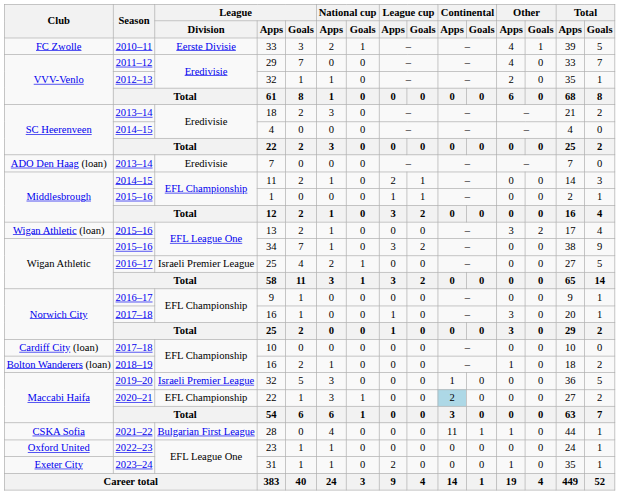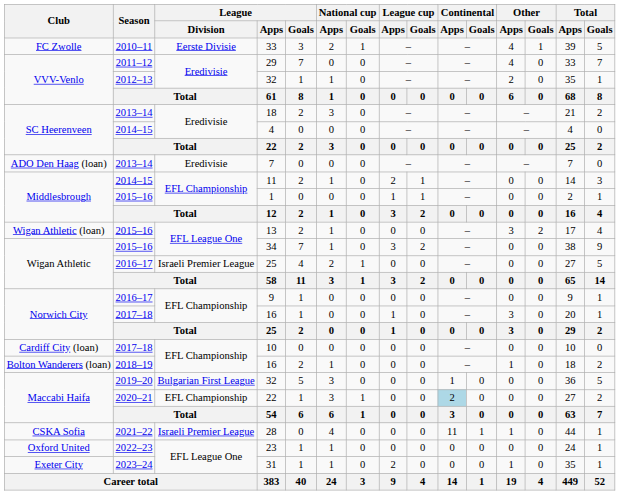(206, 381) Israeli Premier League -> (206, 381) Bulgarian First League
(206, 431) Bulgarian First League -> (206, 431) Israeli Premier League
